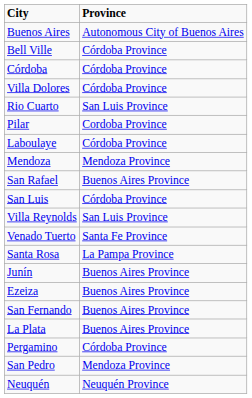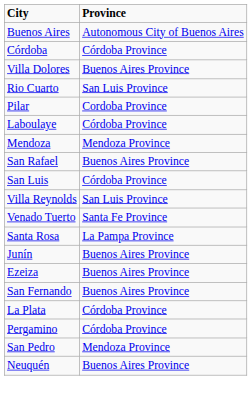- row: (29, 50)
(124, 87) Córdoba Province -> (136, 69) Buenos Aires Province
(136, 328) Buenos Aires Province -> (124, 310) Córdoba Province
(125, 384) Neuquén Province -> (136, 365) Buenos Aires Province
